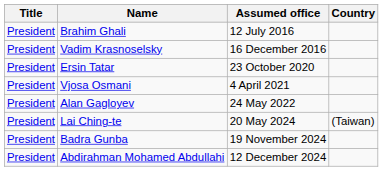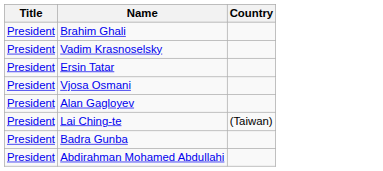- column: (278, 13)
